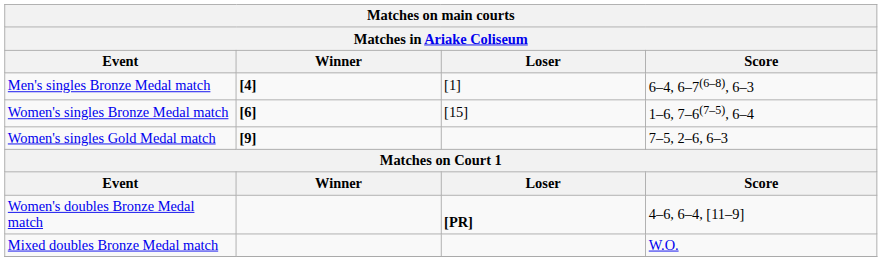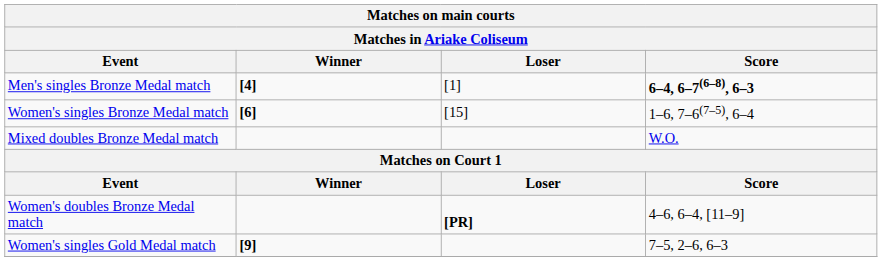(701, 86) normal -> (701, 86) bold
rows swapped: (112, 137) <-> (113, 245)
